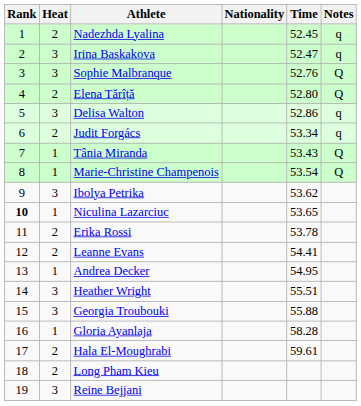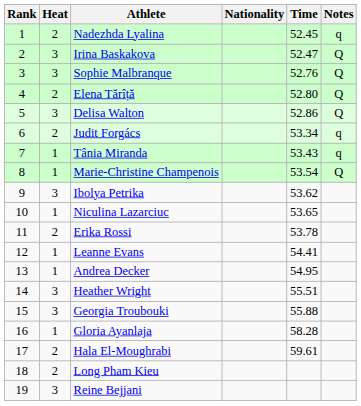(339, 53) q -> (339, 53) Q
(339, 113) q -> (339, 113) Q
(339, 152) Q -> (339, 152) q
(22, 212) bold -> (22, 212) normal
(55, 251) 2 -> (55, 251) 1
